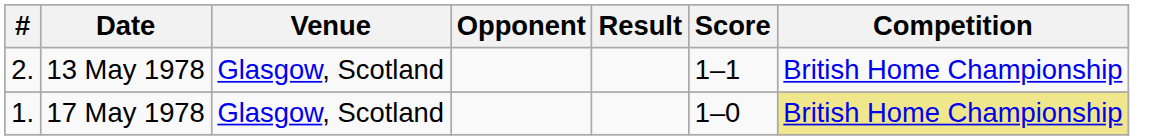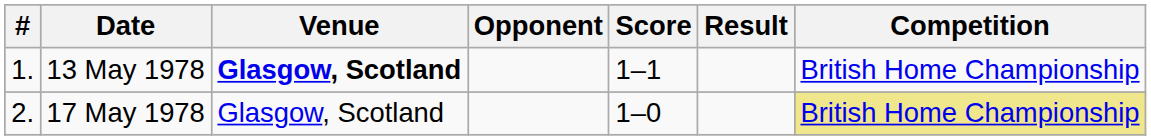columns swapped: (733, 26) <-> (640, 26)
(23, 69) 2. -> (23, 69) 1.
(331, 69) normal -> (339, 69) bold
(23, 112) 1. -> (23, 112) 2.
